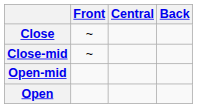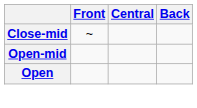- row: (37, 34)
